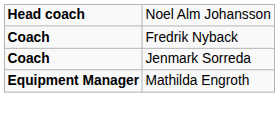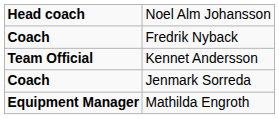+ row: (202, 59)
